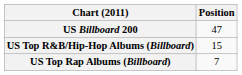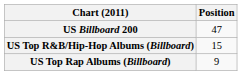(217, 62) 7 -> (217, 62) 9
